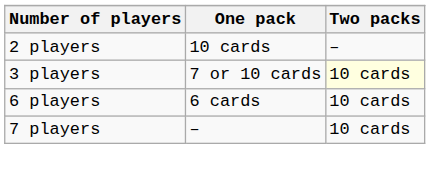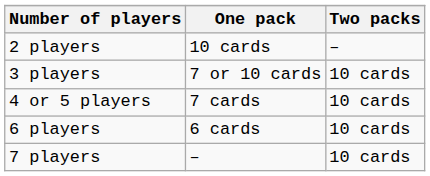(370, 74) lightyellow background -> (370, 74) no background
+ row: (80, 102)
